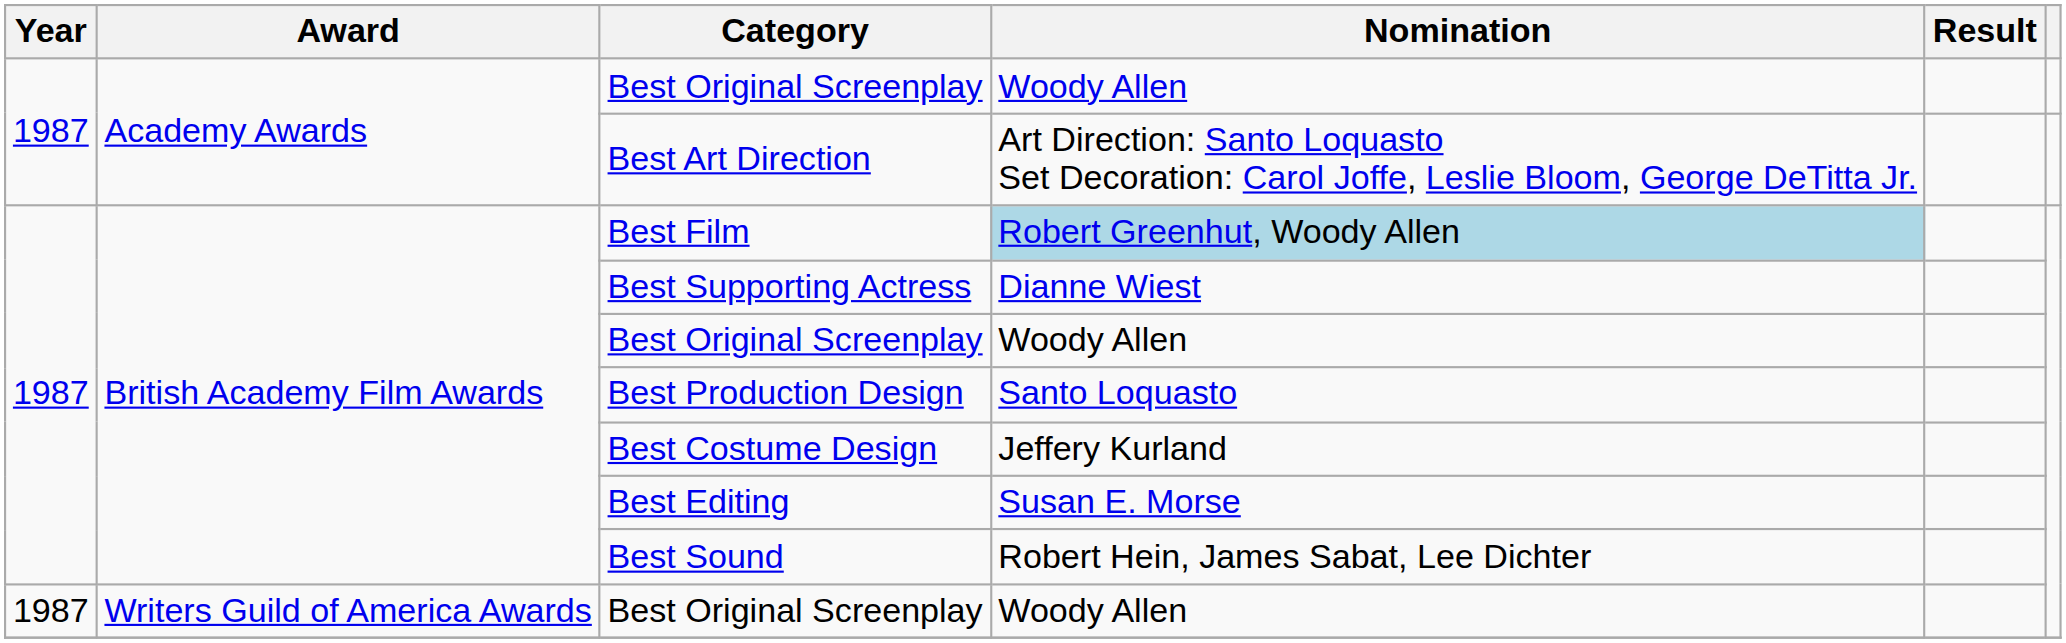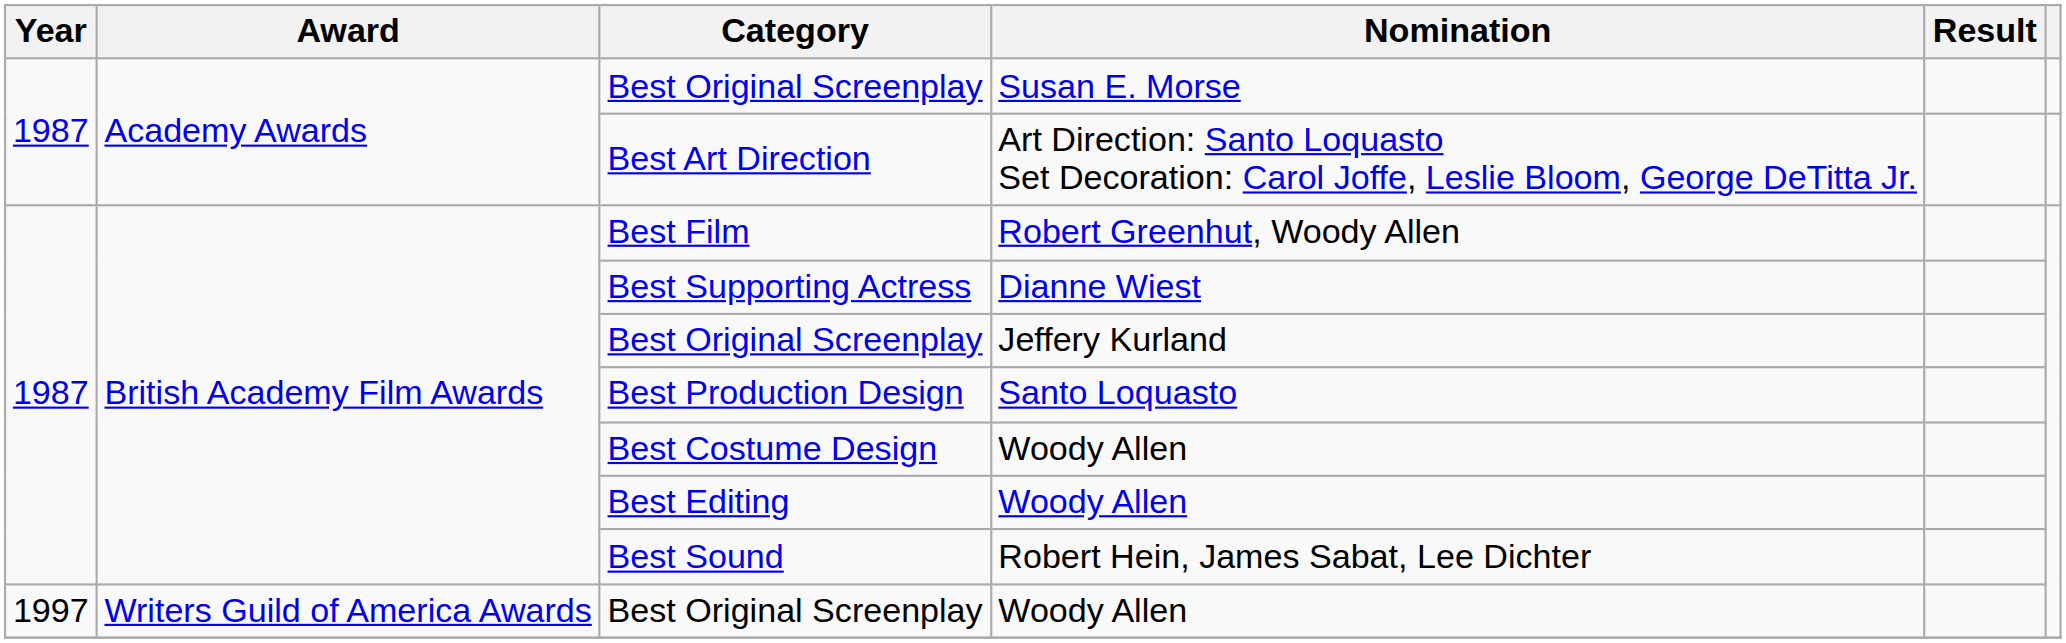(1093, 85) Woody Allen -> (1120, 85) Susan E. Morse
(1229, 232) lightblue background -> (1229, 232) no background
(1093, 340) Woody Allen -> (1113, 340) Jeffery Kurland
(1113, 448) Jeffery Kurland -> (1093, 448) Woody Allen
(1120, 502) Susan E. Morse -> (1093, 502) Woody Allen
(51, 610) 1987 -> (51, 610) 1997
